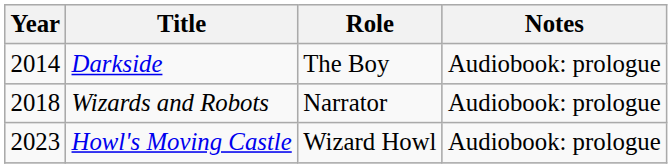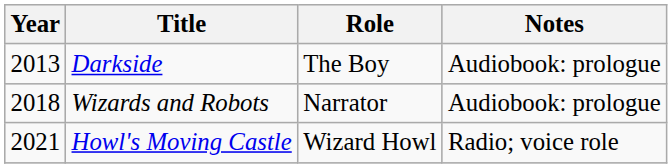(35, 63) 2014 -> (35, 63) 2013
(35, 142) 2023 -> (35, 142) 2021
(554, 142) Audiobook: prologue -> (533, 142) Radio; voice role
